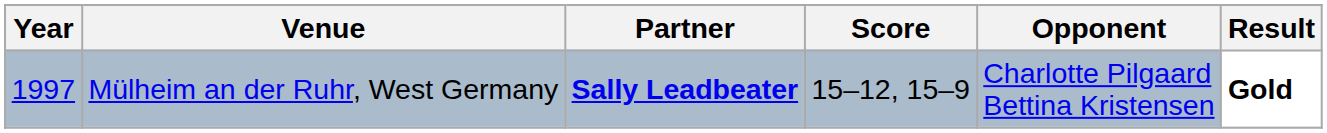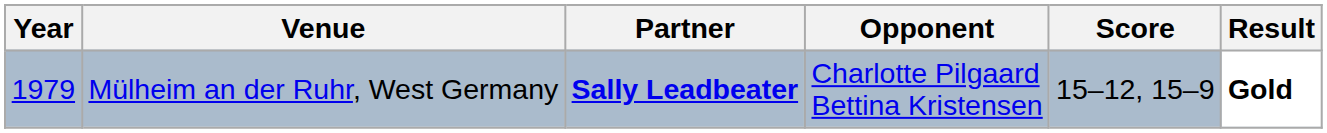columns swapped: (1099, 28) <-> (891, 28)
(43, 89) 1997 -> (43, 89) 1979
